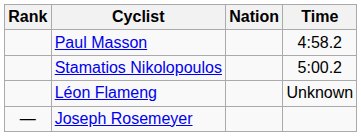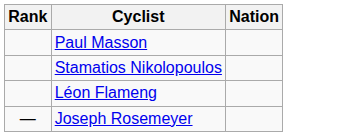- column: (320, 17)
